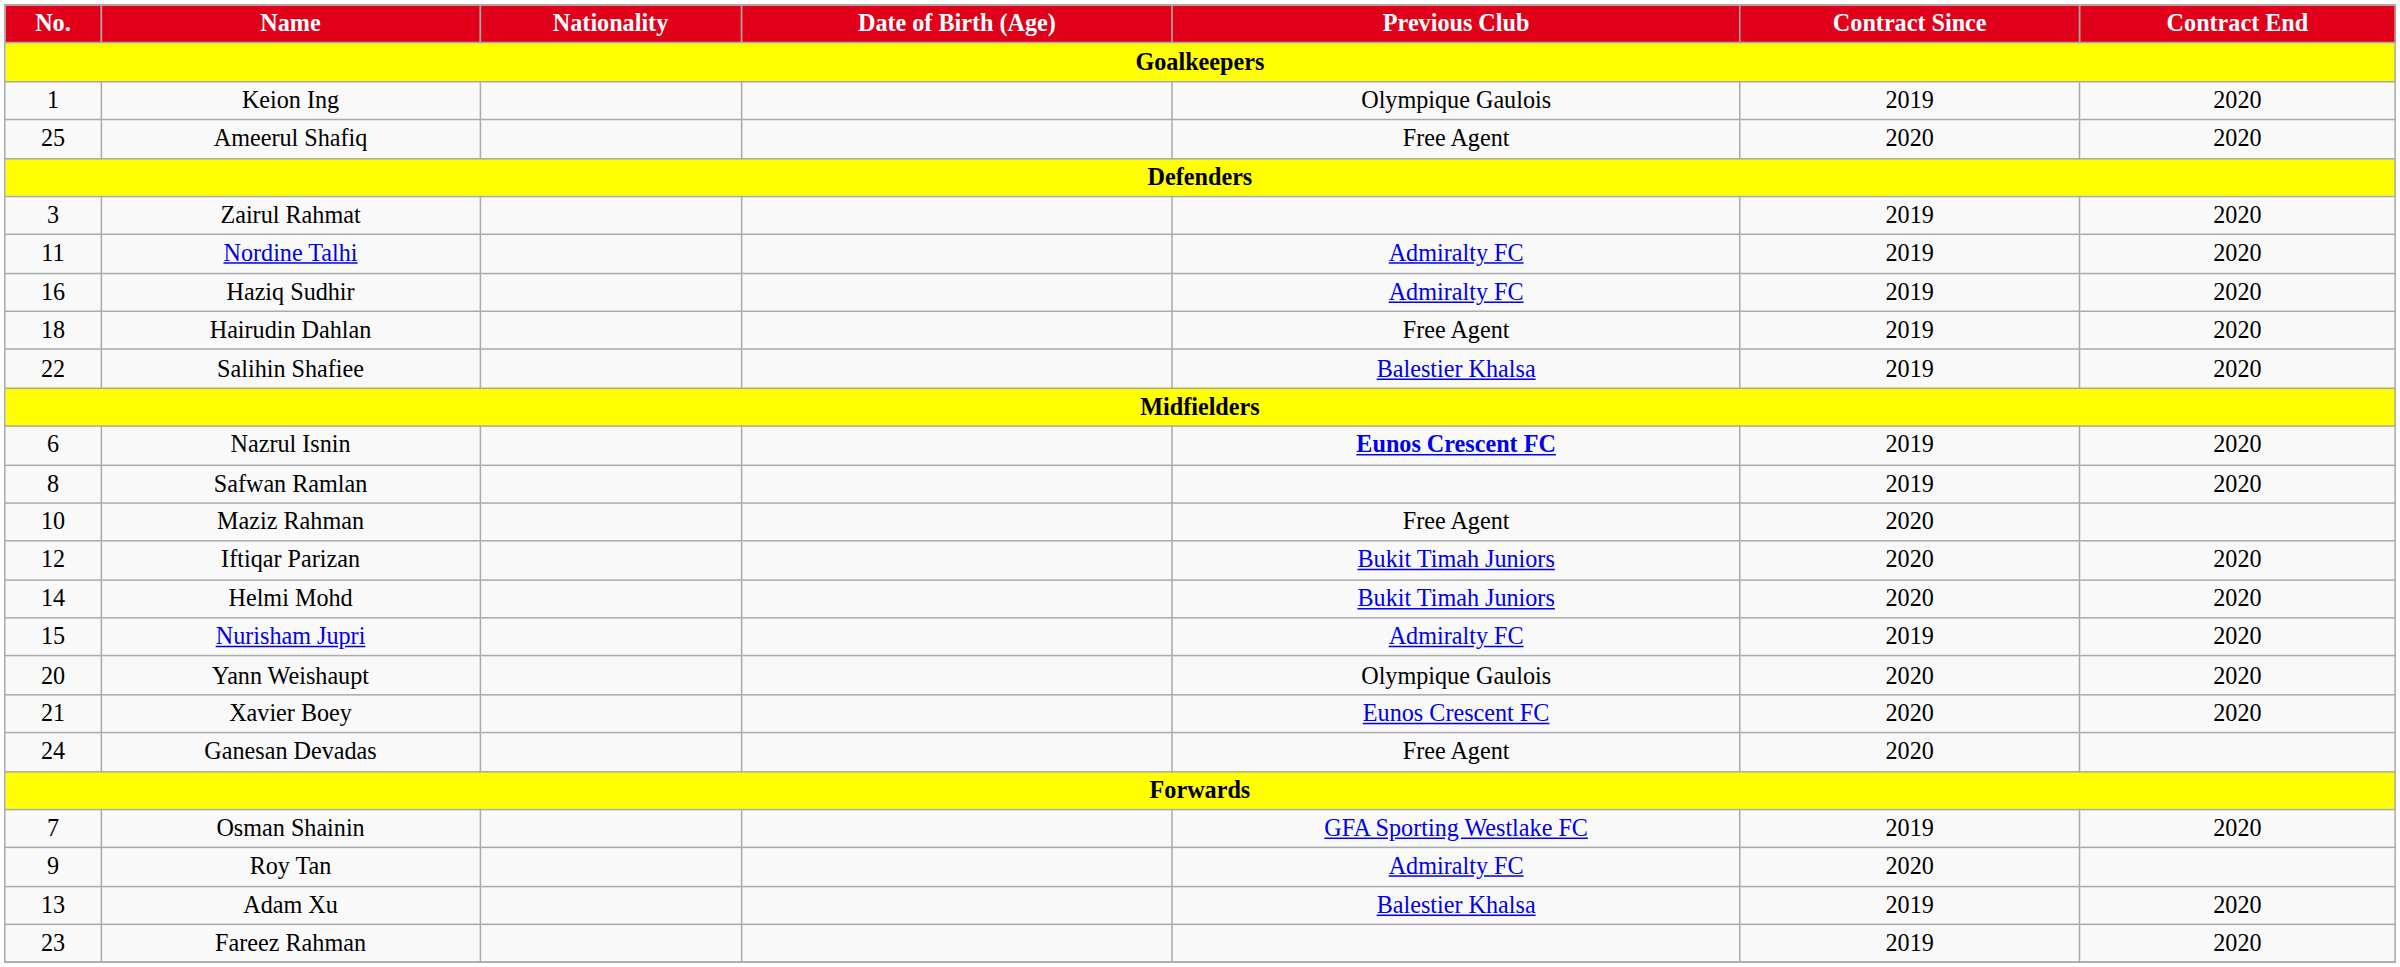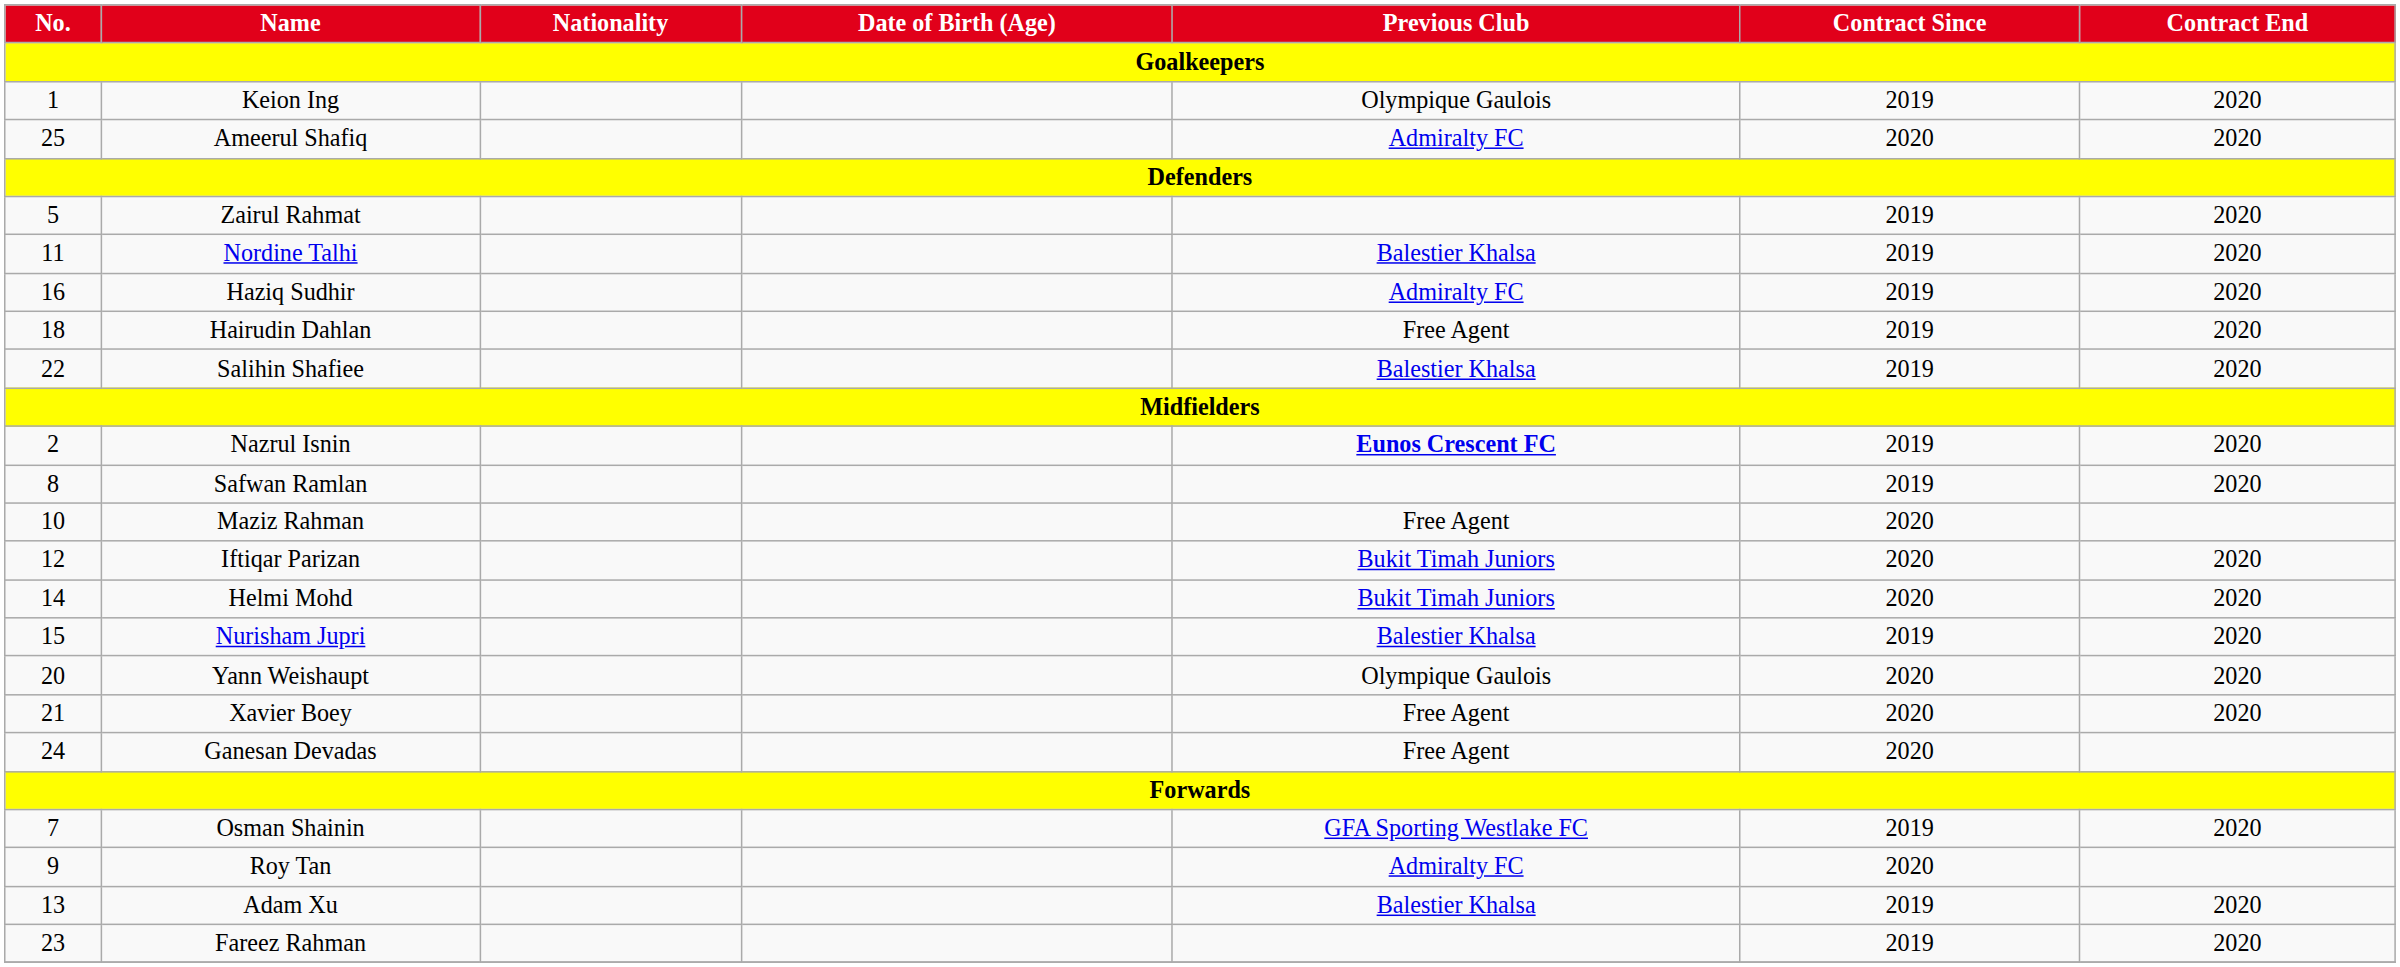(1456, 138) Free Agent -> (1456, 138) Admiralty FC
(53, 215) 3 -> (53, 215) 5
(1456, 253) Admiralty FC -> (1456, 253) Balestier Khalsa
(53, 445) 6 -> (53, 445) 2
(1456, 636) Admiralty FC -> (1456, 636) Balestier Khalsa
(1456, 713) Eunos Crescent FC -> (1456, 713) Free Agent
